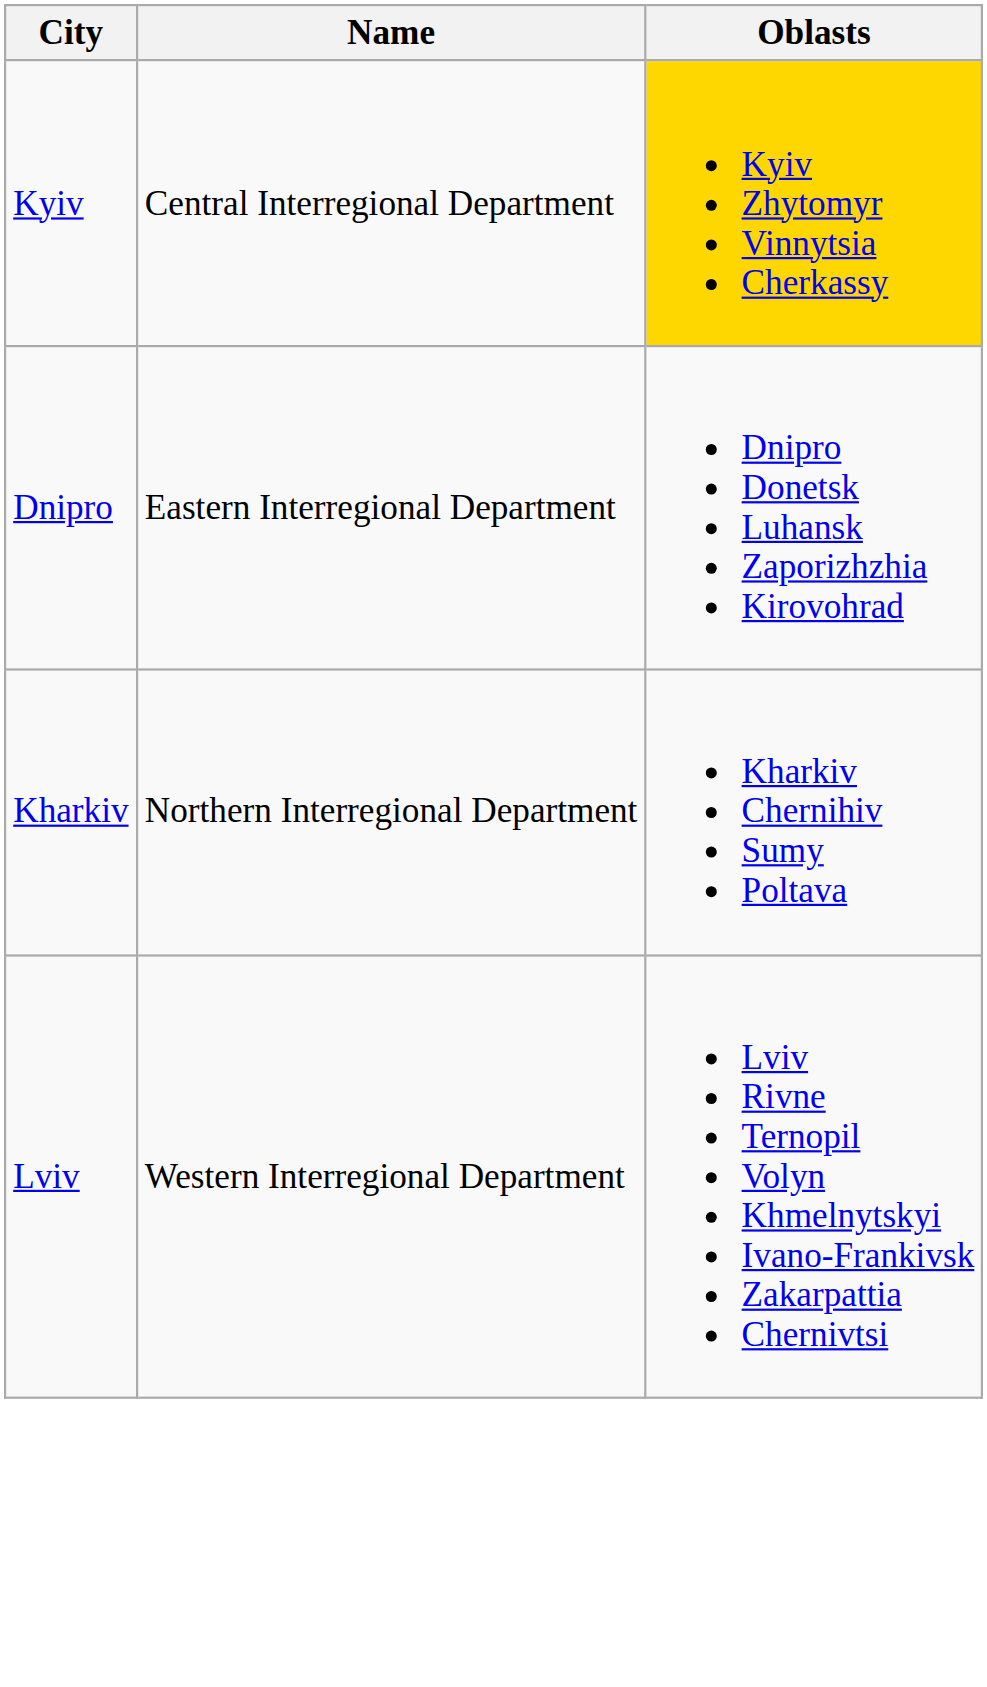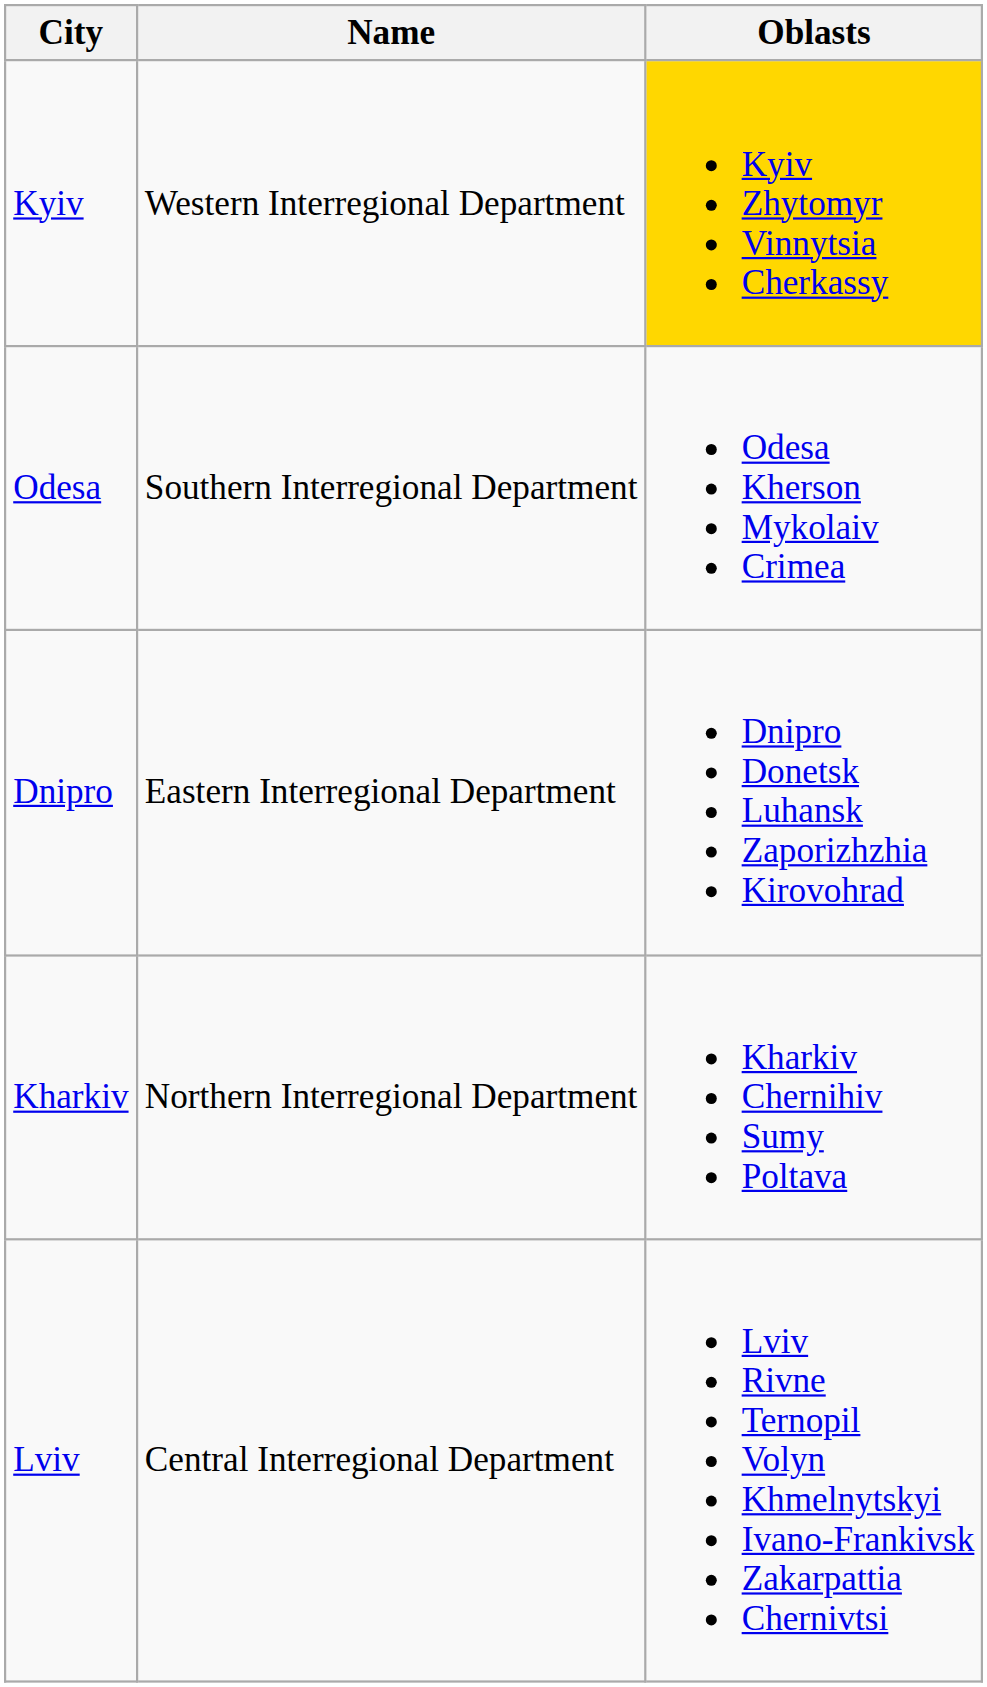(379, 202) Central Interregional Department -> (385, 202) Western Interregional Department
+ row: (57, 487)
(385, 1175) Western Interregional Department -> (379, 1459) Central Interregional Department
